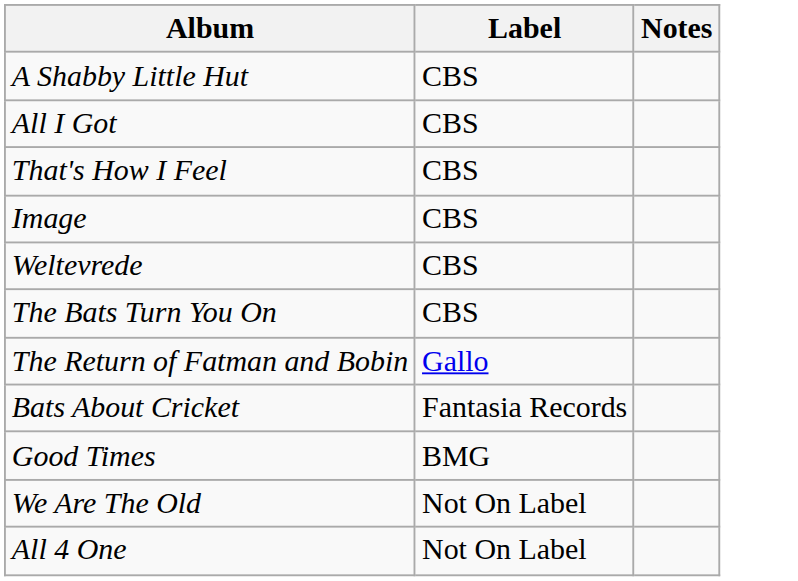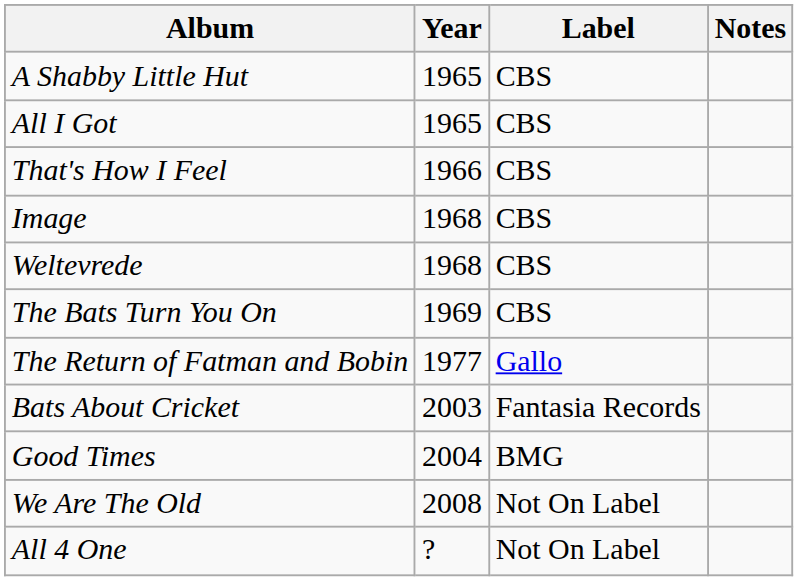+ column: (452, 28)
